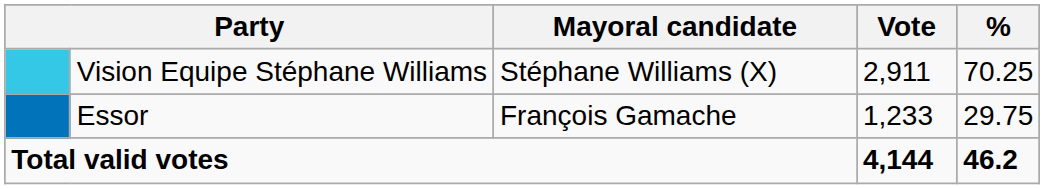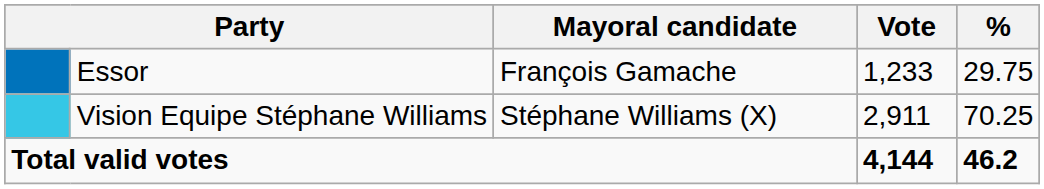rows swapped: (113, 115) <-> (282, 71)
